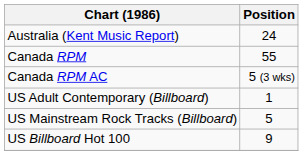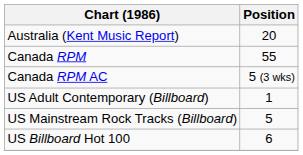(269, 35) 24 -> (269, 35) 20
(269, 139) 9 -> (269, 139) 6
